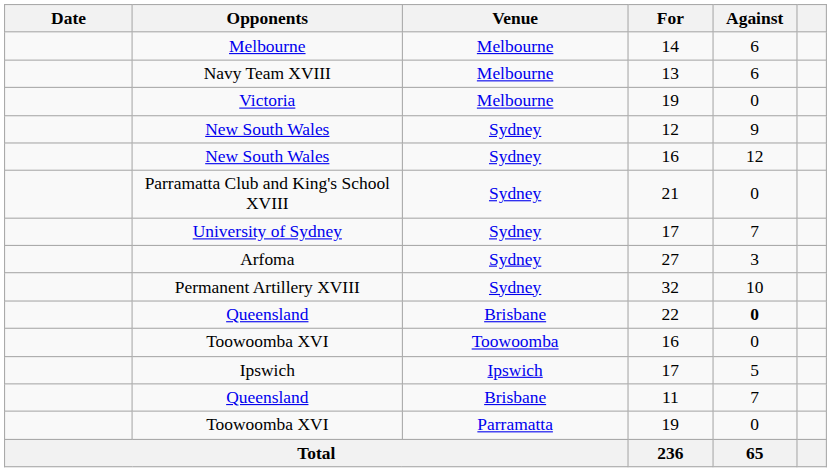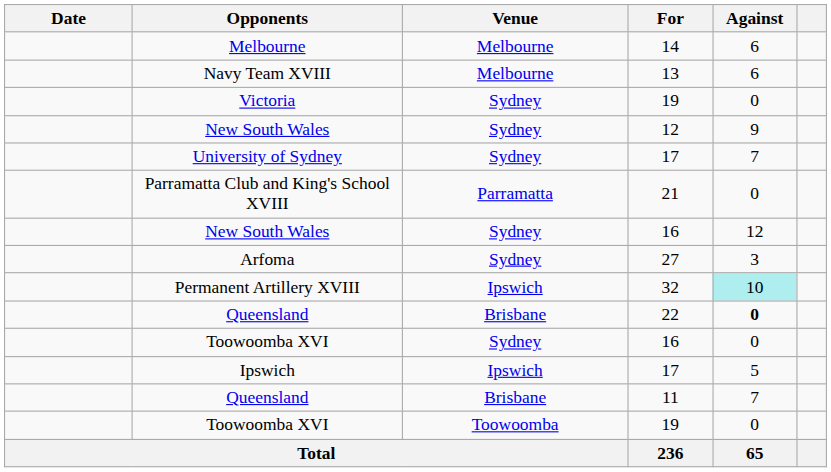(515, 101) Melbourne -> (515, 101) Sydney
rows swapped: (267, 231) <-> (267, 156)
(515, 194) Sydney -> (515, 194) Parramatta
(515, 286) Sydney -> (515, 286) Ipswich
(755, 286) no background -> (755, 286) paleturquoise background
(515, 342) Toowoomba -> (515, 342) Sydney
(515, 425) Parramatta -> (515, 425) Toowoomba
